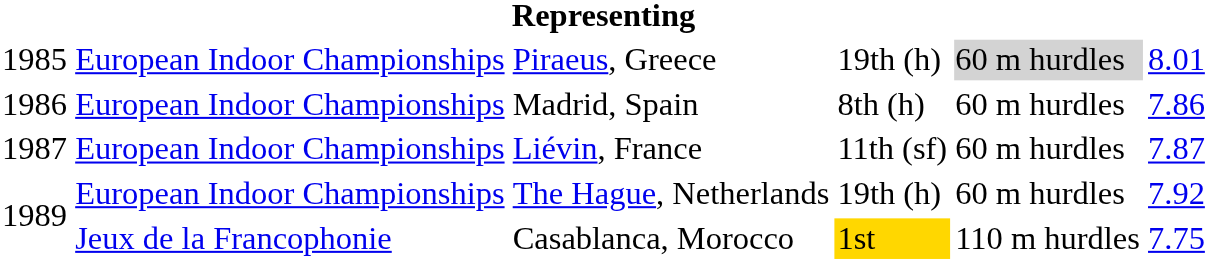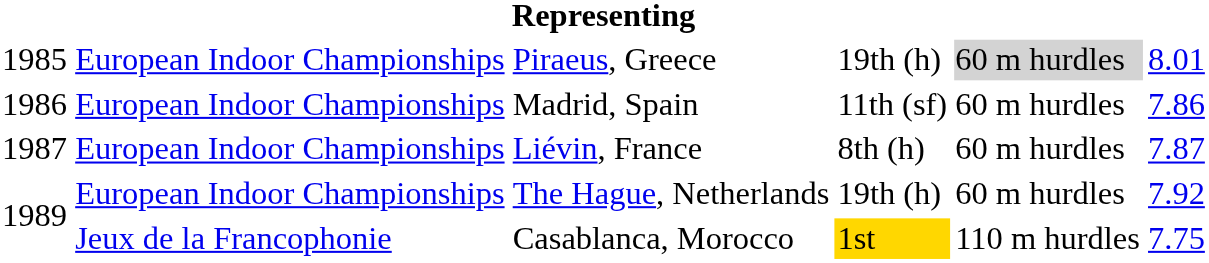(881, 104) 8th (h) -> (892, 104) 11th (sf)
(892, 148) 11th (sf) -> (881, 148) 8th (h)
